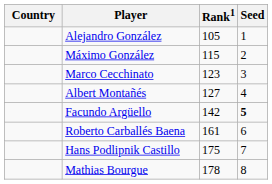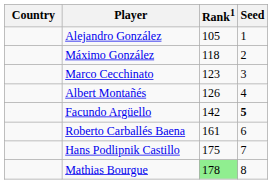(211, 55) 115 -> (211, 55) 118
(211, 93) 127 -> (211, 93) 126
(211, 169) no background -> (211, 169) lightgreen background
